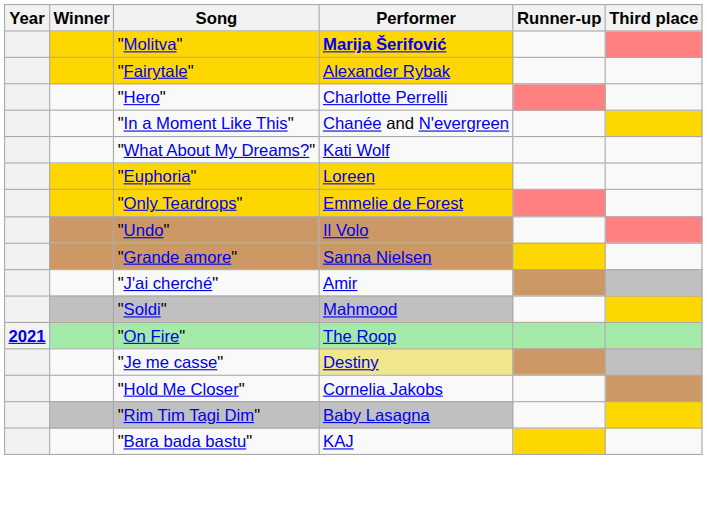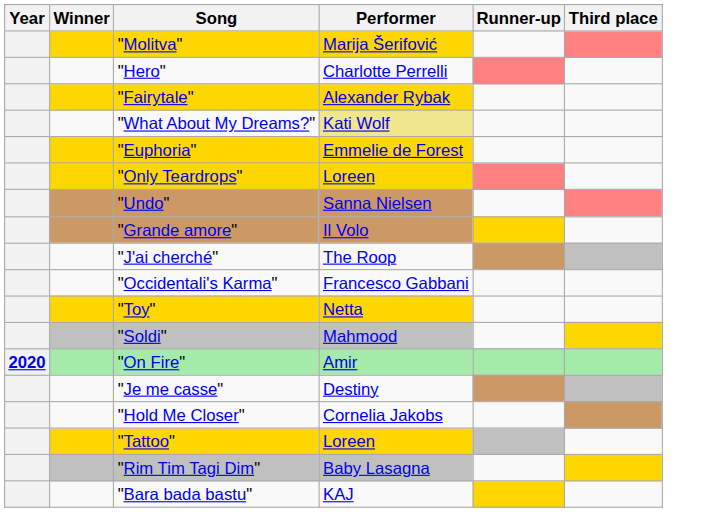(385, 44) bold -> (380, 44) normal
rows swapped: (142, 97) <-> (156, 71)
- row: (206, 124)
(356, 150) no background -> (356, 124) khaki background
(349, 177) Loreen -> (393, 150) Emmelie de Forest
(393, 203) Emmelie de Forest -> (349, 177) Loreen
(346, 230) Il Volo -> (377, 203) Sanna Nielsen
(377, 256) Sanna Nielsen -> (346, 230) Il Volo
(340, 283) Amir -> (360, 256) The Roop
+ row: (198, 283)
+ row: (137, 309)
(27, 336) 2021 -> (27, 362) 2020
(360, 336) The Roop -> (340, 362) Amir
(351, 362) khaki background -> (351, 389) no background
+ row: (146, 441)
